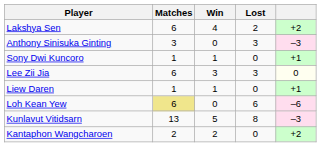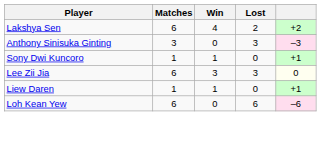(174, 104) khaki background -> (174, 104) no background
- row: (44, 119)
- row: (59, 134)
